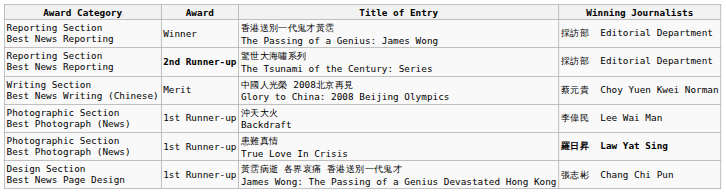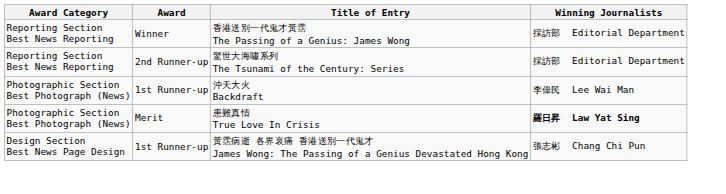(200, 62) bold -> (172, 62) normal
- row: (345, 91)
(200, 147) 1st Runner-up -> (149, 118) Merit
